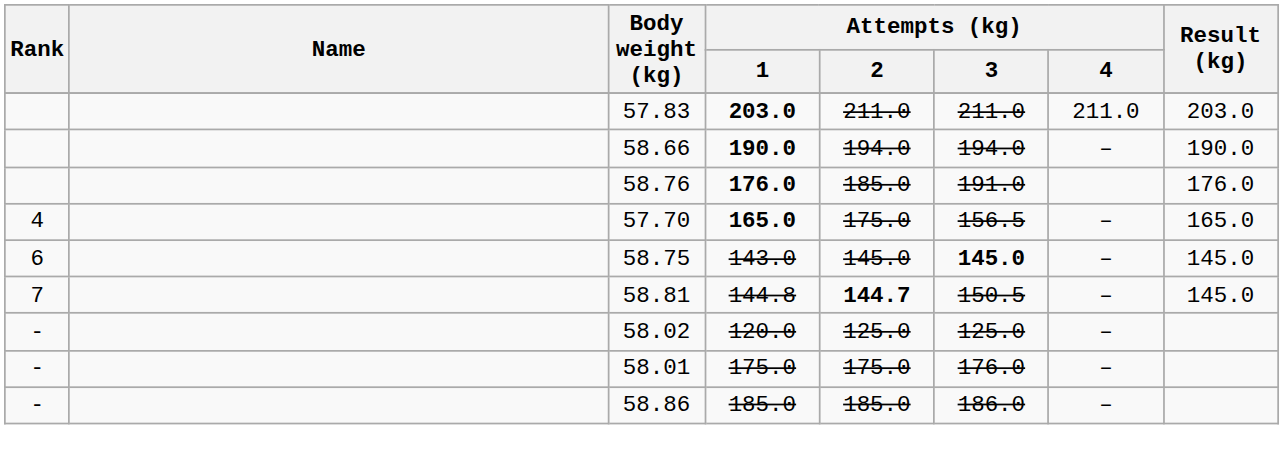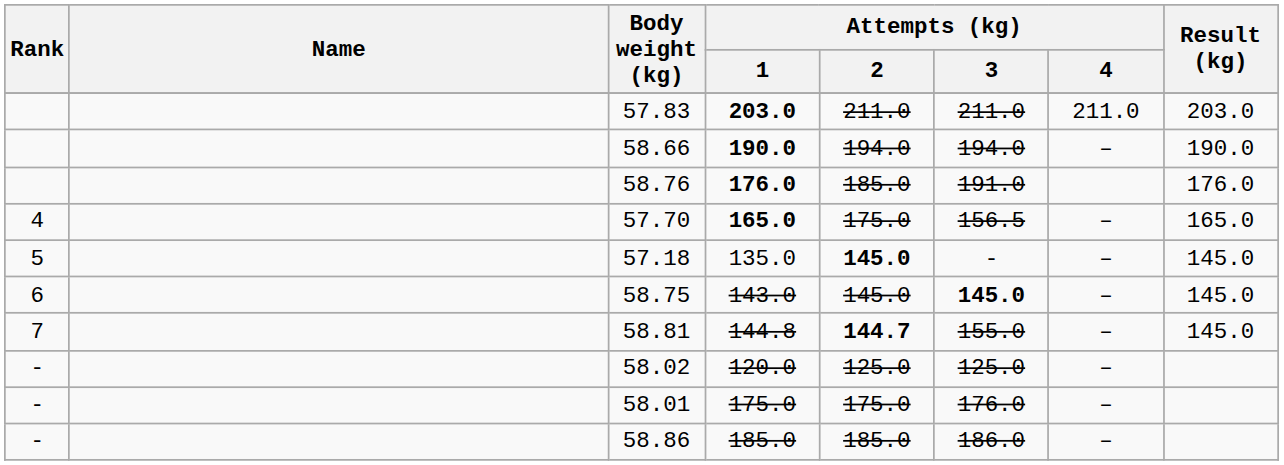+ row: (657, 258)
(991, 295) 150.5 -> (991, 332) 155.0
